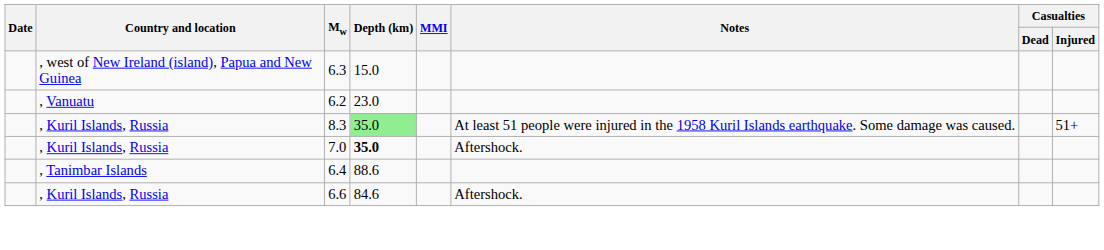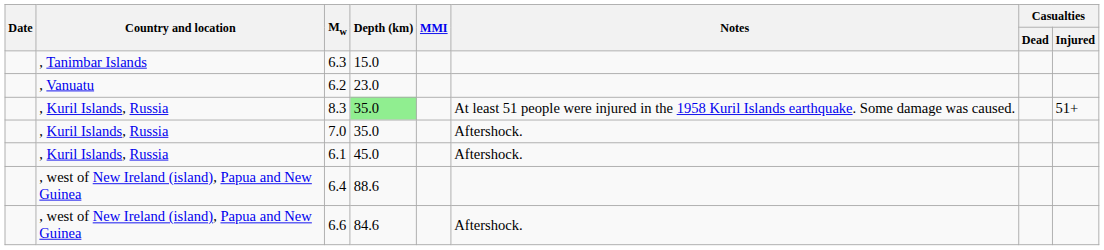(176, 70) , west of New Ireland (island), Papua and New Guinea -> (93, 62) , Tanimbar Islands
(366, 147) bold -> (366, 131) normal
+ row: (337, 154)
(93, 170) , Tanimbar Islands -> (176, 185) , west of New Ireland (island), Papua and New Guinea
(104, 194) , Kuril Islands, Russia -> (176, 225) , west of New Ireland (island), Papua and New Guinea
